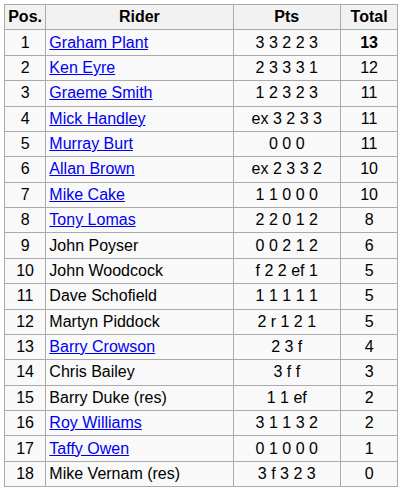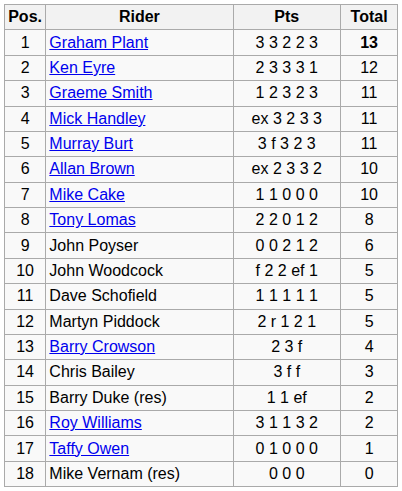(287, 144) 0 0 0 -> (287, 144) 3 f 3 2 3
(287, 473) 3 f 3 2 3 -> (287, 473) 0 0 0
